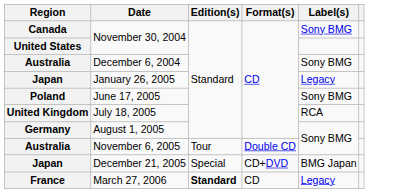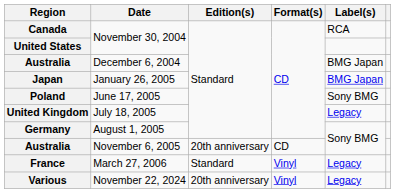(326, 29) Sony BMG -> (338, 29) RCA
(326, 63) Sony BMG -> (355, 63) BMG Japan
(318, 79) Legacy -> (355, 79) BMG Japan
(312, 113) RCA -> (344, 113) Legacy
(201, 146) Tour -> (230, 146) 20th anniversary
(270, 146) Double CD -> (281, 146) CD
- row: (48, 163)
(214, 180) bold -> (212, 163) normal
(252, 180) CD -> (285, 163) Vinyl
+ row: (48, 180)
